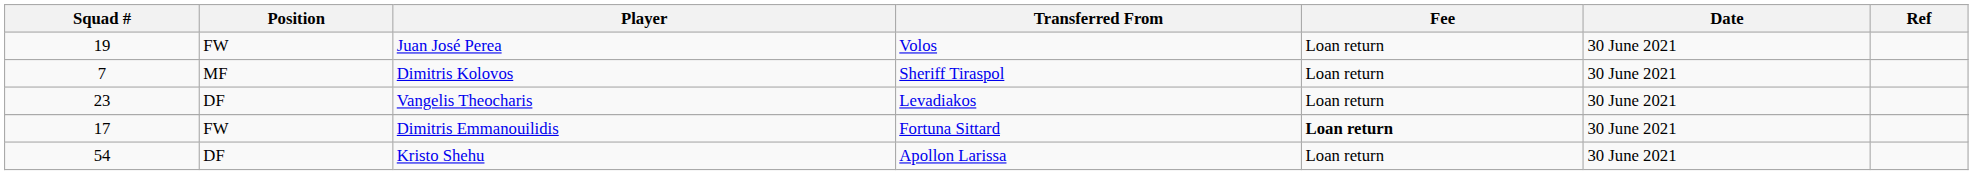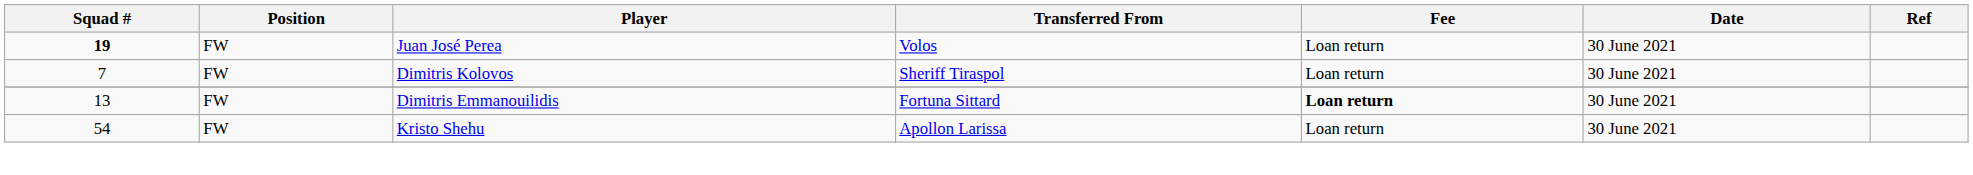(102, 46) normal -> (102, 46) bold
(215, 73) MF -> (216, 73) FW
- row: (465, 101)
(102, 128) 17 -> (102, 101) 13
(214, 156) DF -> (216, 128) FW
